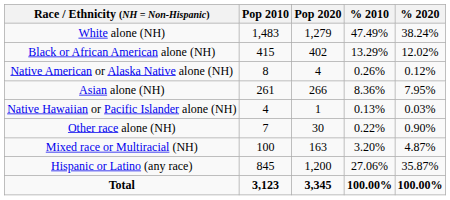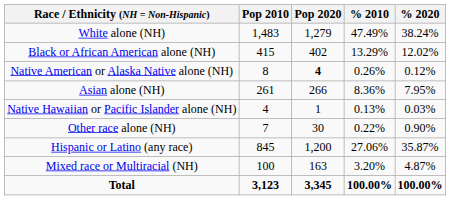(318, 71) normal -> (318, 71) bold
rows swapped: (122, 147) <-> (122, 166)
